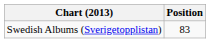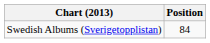(185, 29) 83 -> (185, 29) 84
